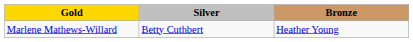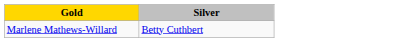- column: (341, 12)
